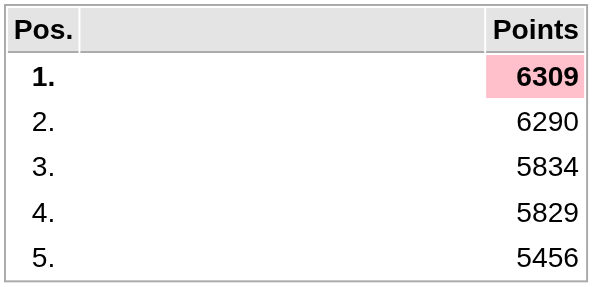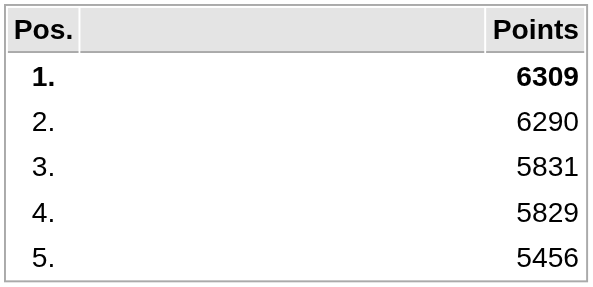(548, 77) pink background -> (548, 77) no background
(548, 167) 5834 -> (548, 167) 5831
